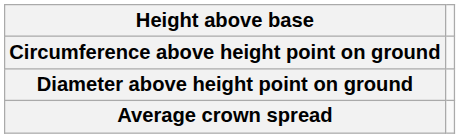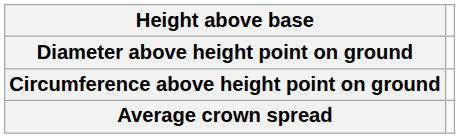rows swapped: (225, 52) <-> (225, 84)
